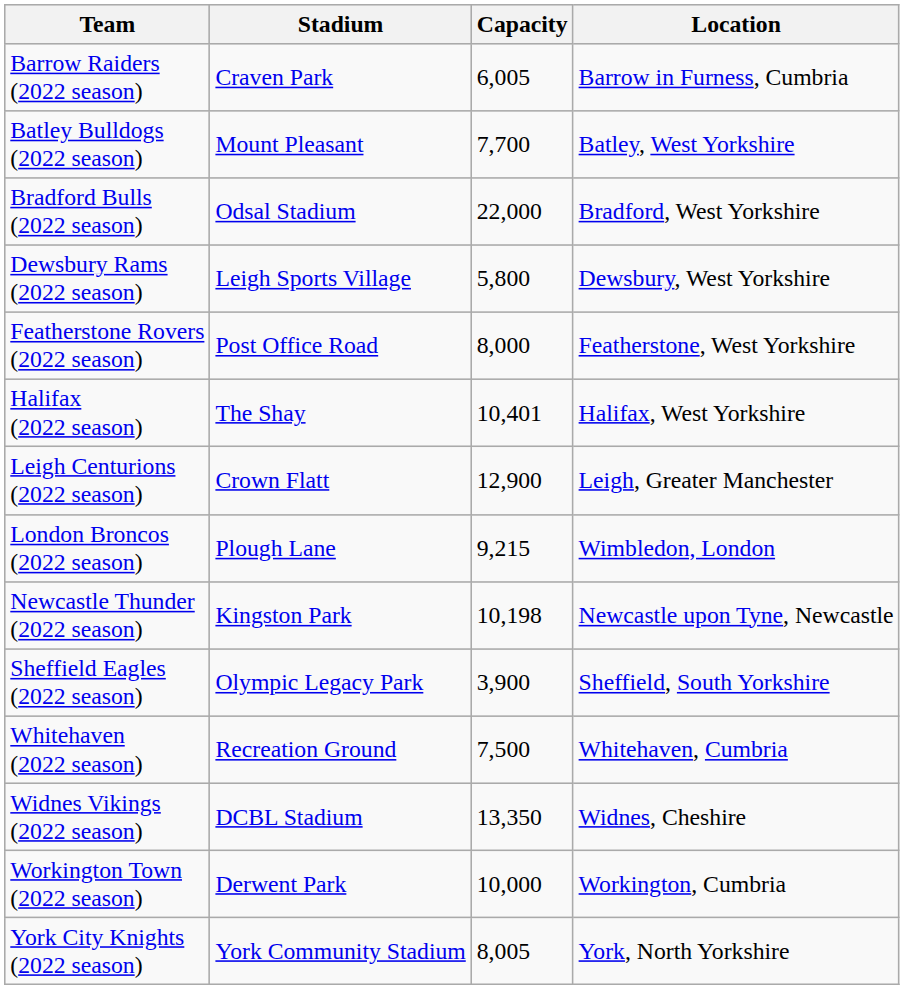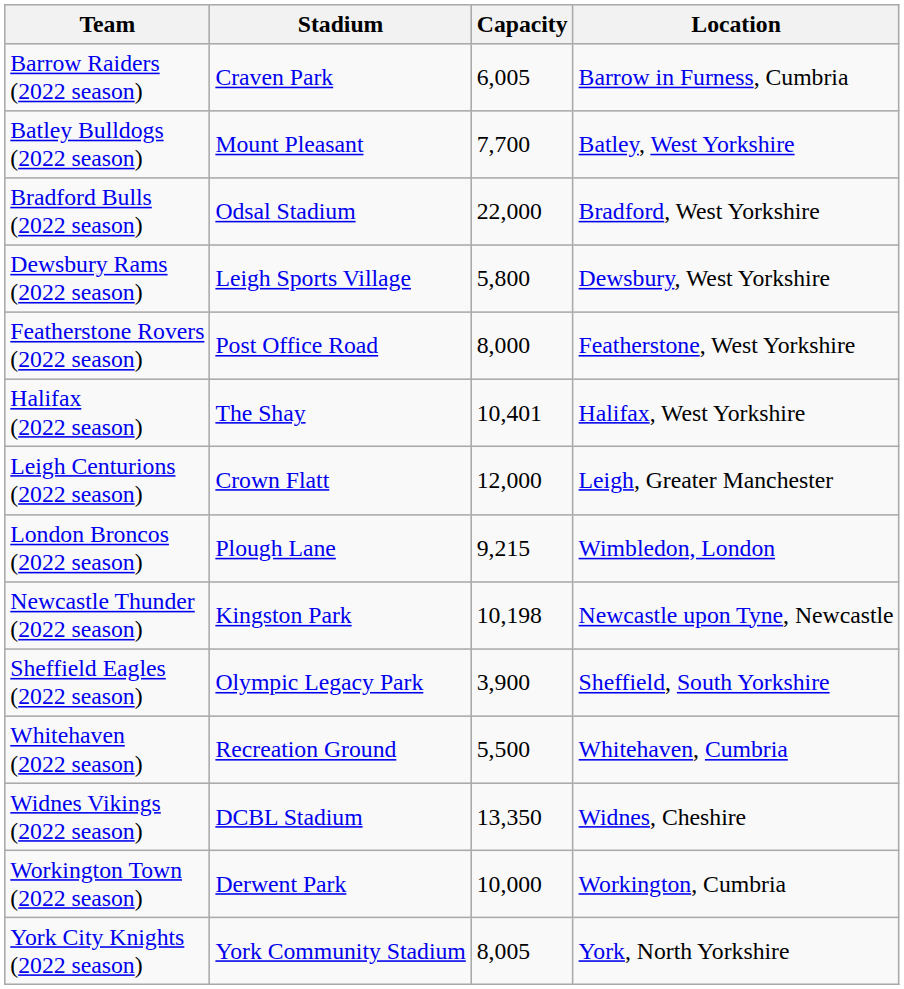(509, 480) 12,900 -> (509, 480) 12,000
(503, 749) 7,500 -> (503, 749) 5,500
